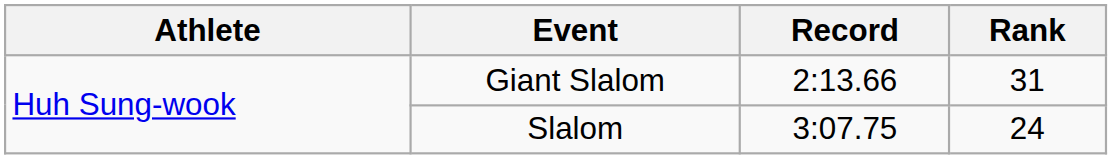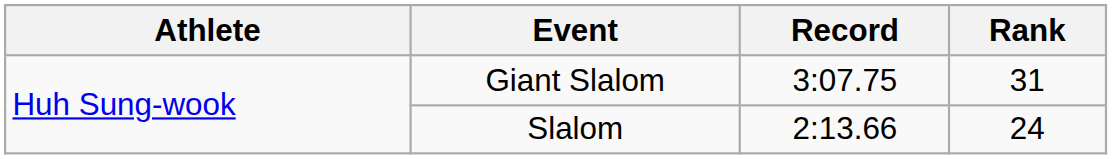(845, 80) 2:13.66 -> (845, 80) 3:07.75
(845, 129) 3:07.75 -> (845, 129) 2:13.66
